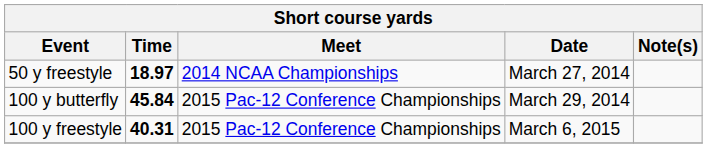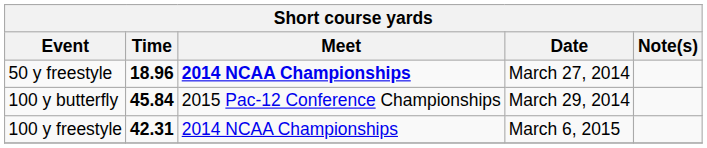(152, 73) 18.97 -> (152, 73) 18.96
(290, 73) normal -> (296, 73) bold
(152, 128) 40.31 -> (152, 128) 42.31
(341, 128) 2015 Pac-12 Conference Championships -> (290, 128) 2014 NCAA Championships
